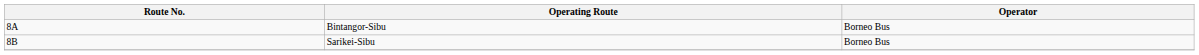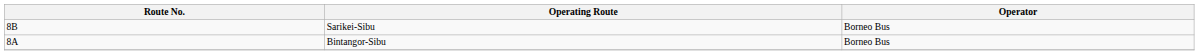rows swapped: (356, 27) <-> (351, 42)
